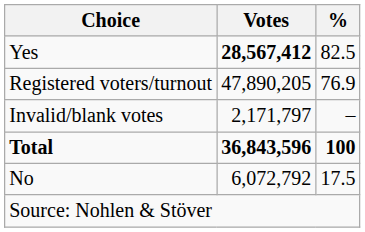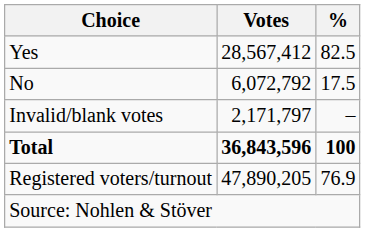(266, 52) bold -> (266, 52) normal
rows swapped: (21, 178) <-> (111, 83)
